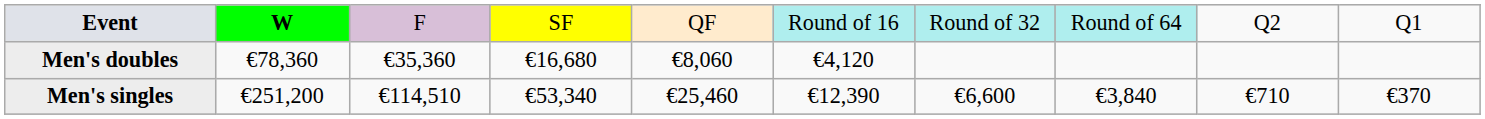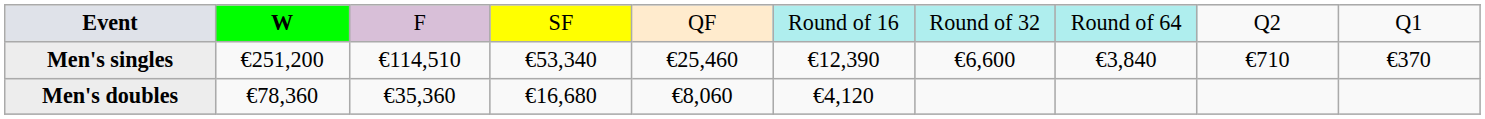rows swapped: (110, 96) <-> (110, 59)
